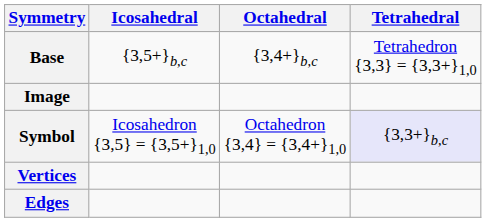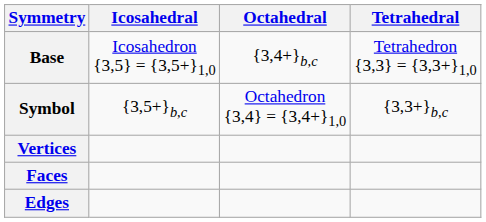(155, 57) {3,5+}b,c -> (155, 57) Icosahedron {3,5} = {3,5+}1,0
- row: (47, 96)
(155, 136) Icosahedron {3,5} = {3,5+}1,0 -> (155, 108) {3,5+}b,c
(415, 136) lavender background -> (415, 108) no background
+ row: (47, 175)
